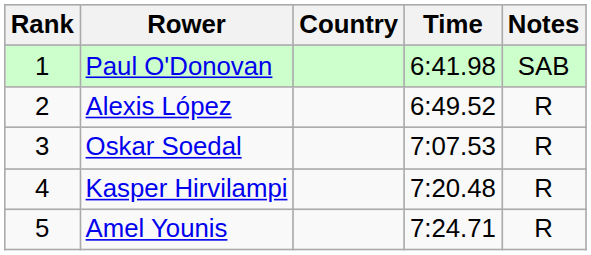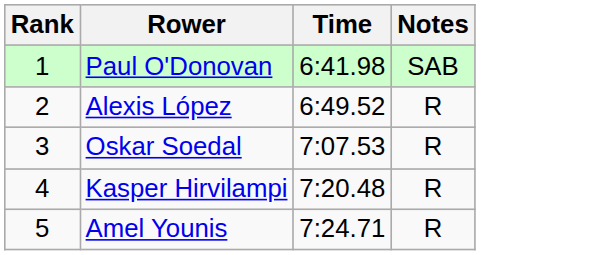- column: (349, 24)
